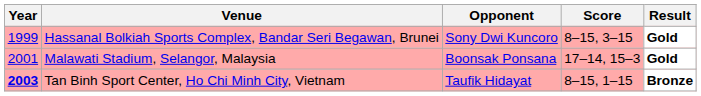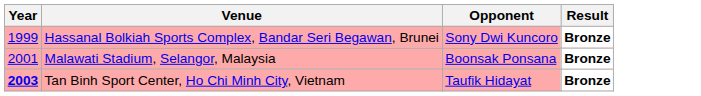- column: (602, 16)
(662, 37) Gold -> (587, 37) Bronze
(662, 59) Gold -> (587, 59) Bronze
